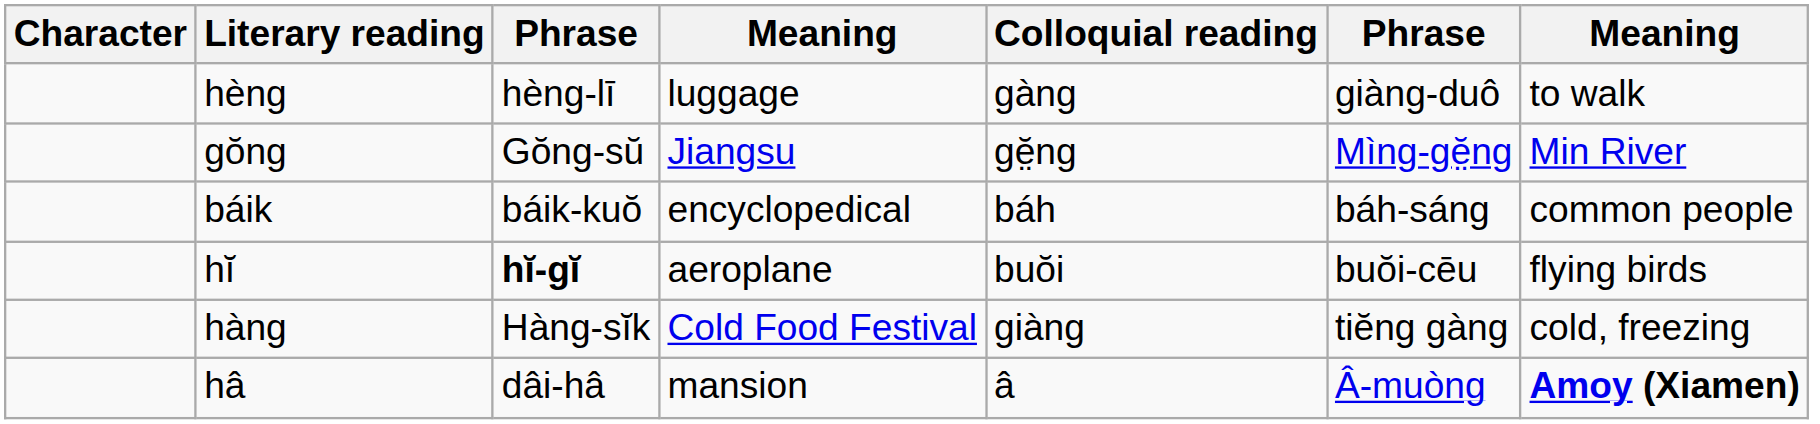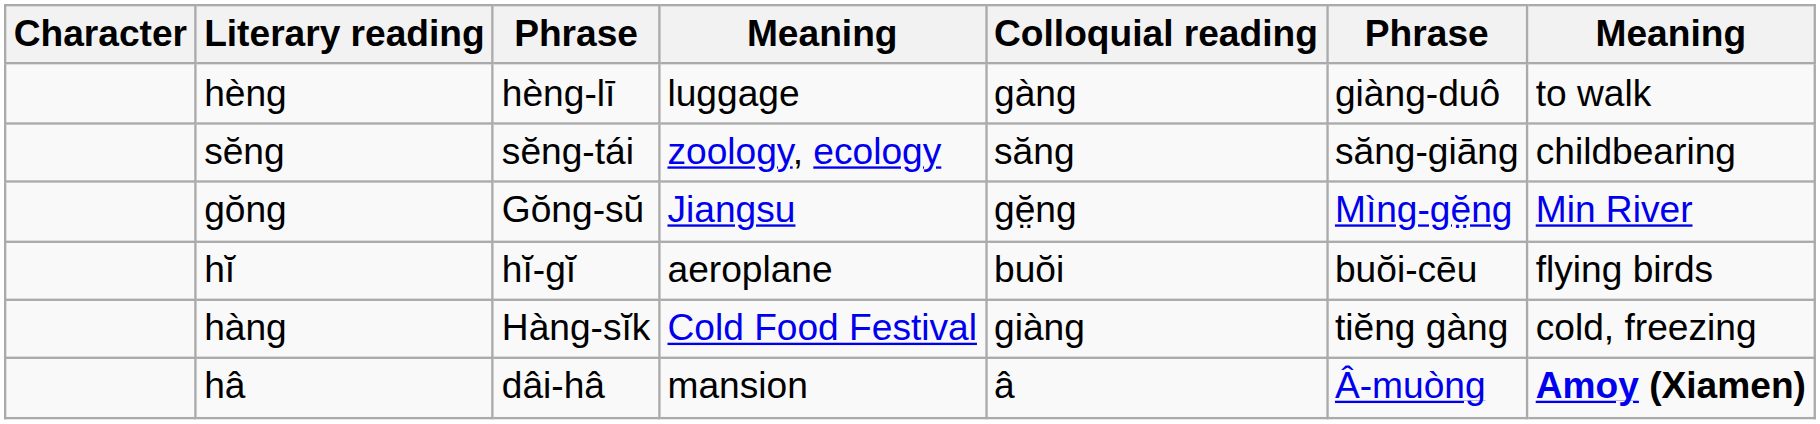+ row: (244, 151)
- row: (238, 210)
(541, 269) bold -> (539, 269) normal
